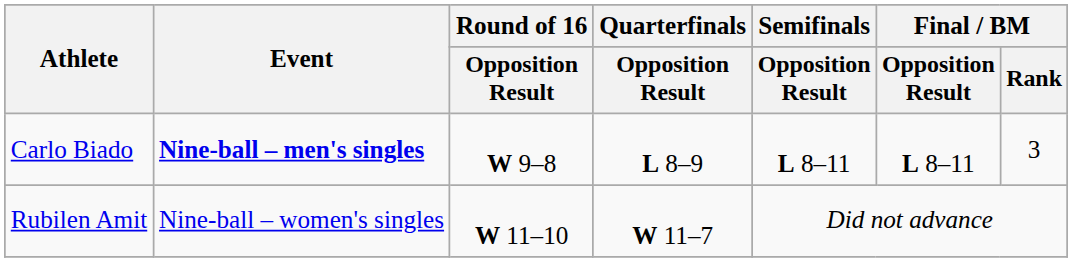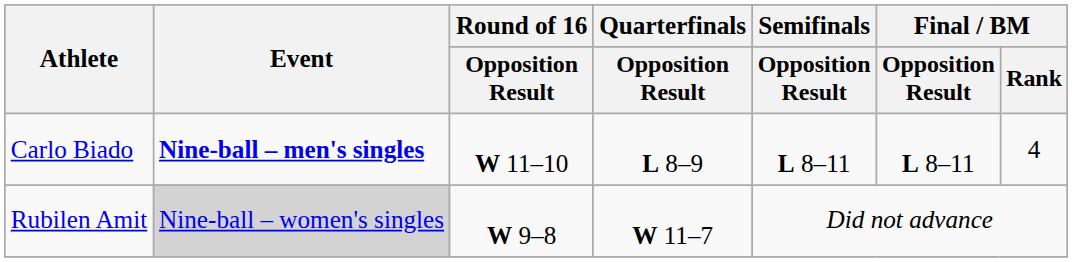(522, 164) W 9–8 -> (522, 164) W 11–10
(1034, 149) 3 -> (1034, 149) 4
(302, 220) no background -> (302, 220) lightgrey background
(522, 235) W 11–10 -> (522, 235) W 9–8
